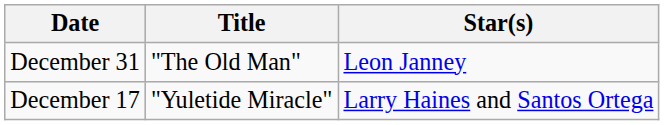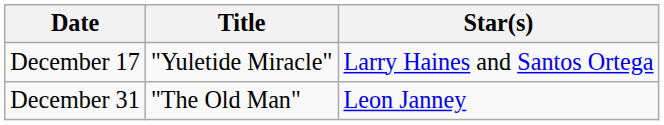rows swapped: (75, 100) <-> (75, 61)
